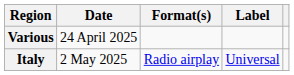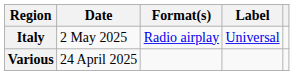rows swapped: (31, 37) <-> (31, 59)
